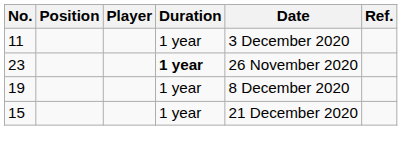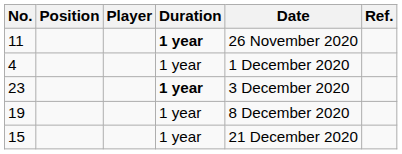(180, 40) normal -> (181, 40) bold
(289, 40) 3 December 2020 -> (293, 40) 26 November 2020
+ row: (12, 64)
(293, 64) 26 November 2020 -> (289, 88) 3 December 2020
